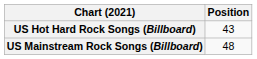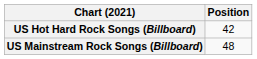(228, 29) 43 -> (228, 29) 42
